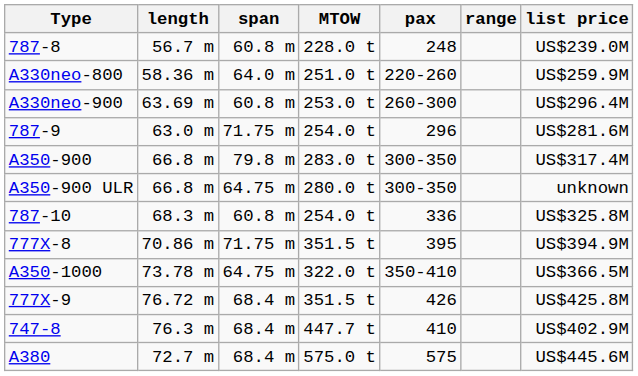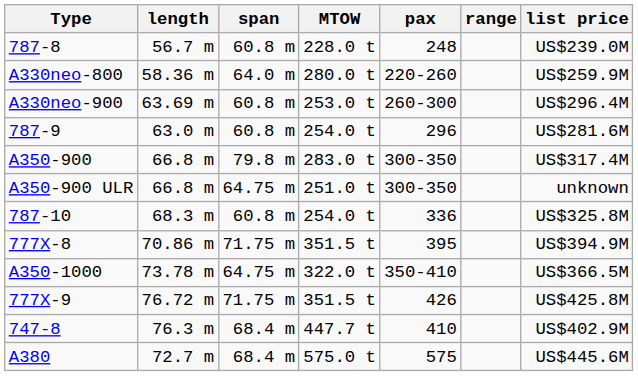(340, 75) 251.0 t -> (340, 75) 280.0 t
(259, 131) 71.75 m -> (264, 131) 60.8 m
(340, 188) 280.0 t -> (340, 188) 251.0 t
(264, 301) 68.4 m -> (259, 301) 71.75 m
